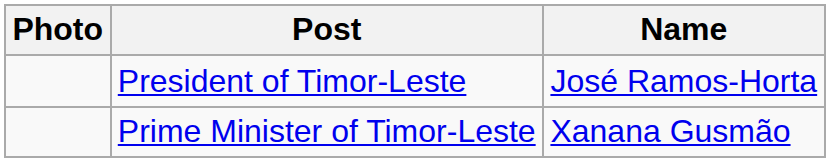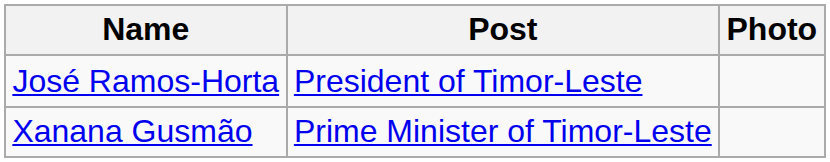columns swapped: (58, 29) <-> (684, 29)
